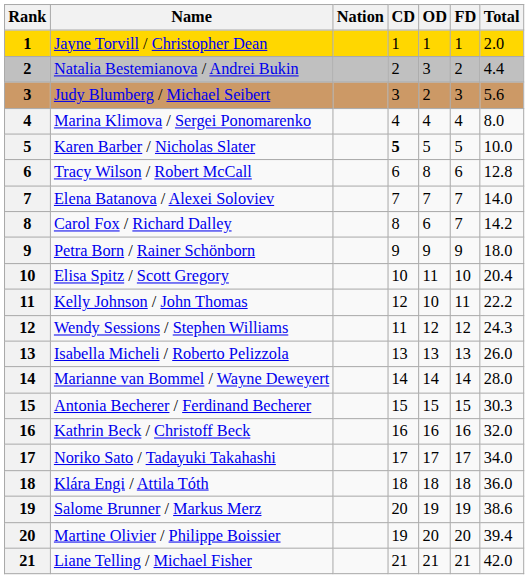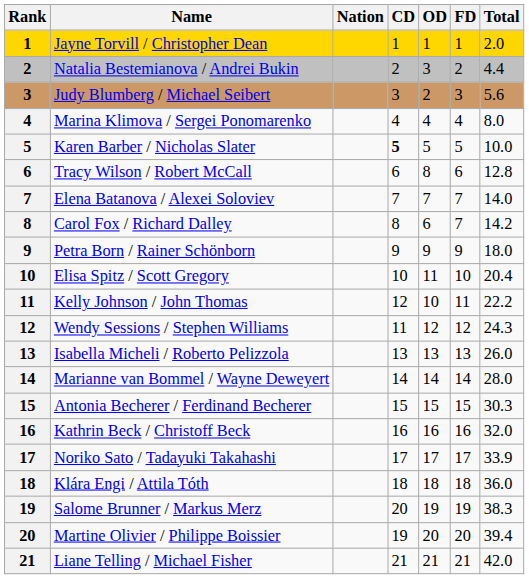(498, 457) 34.0 -> (498, 457) 33.9
(498, 509) 38.6 -> (498, 509) 38.3
